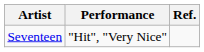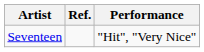columns swapped: (118, 15) <-> (185, 15)
